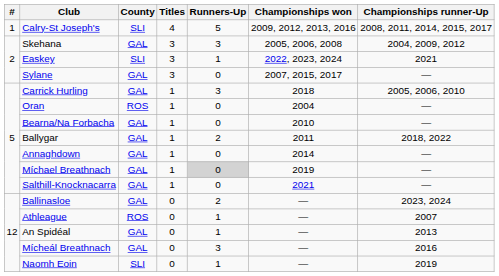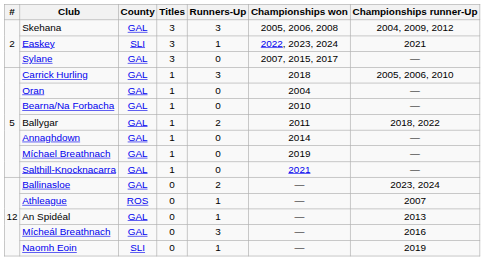- row: (61, 28)
(138, 106) ROS -> (138, 91) GAL
(218, 169) lightgrey background -> (218, 153) no background
